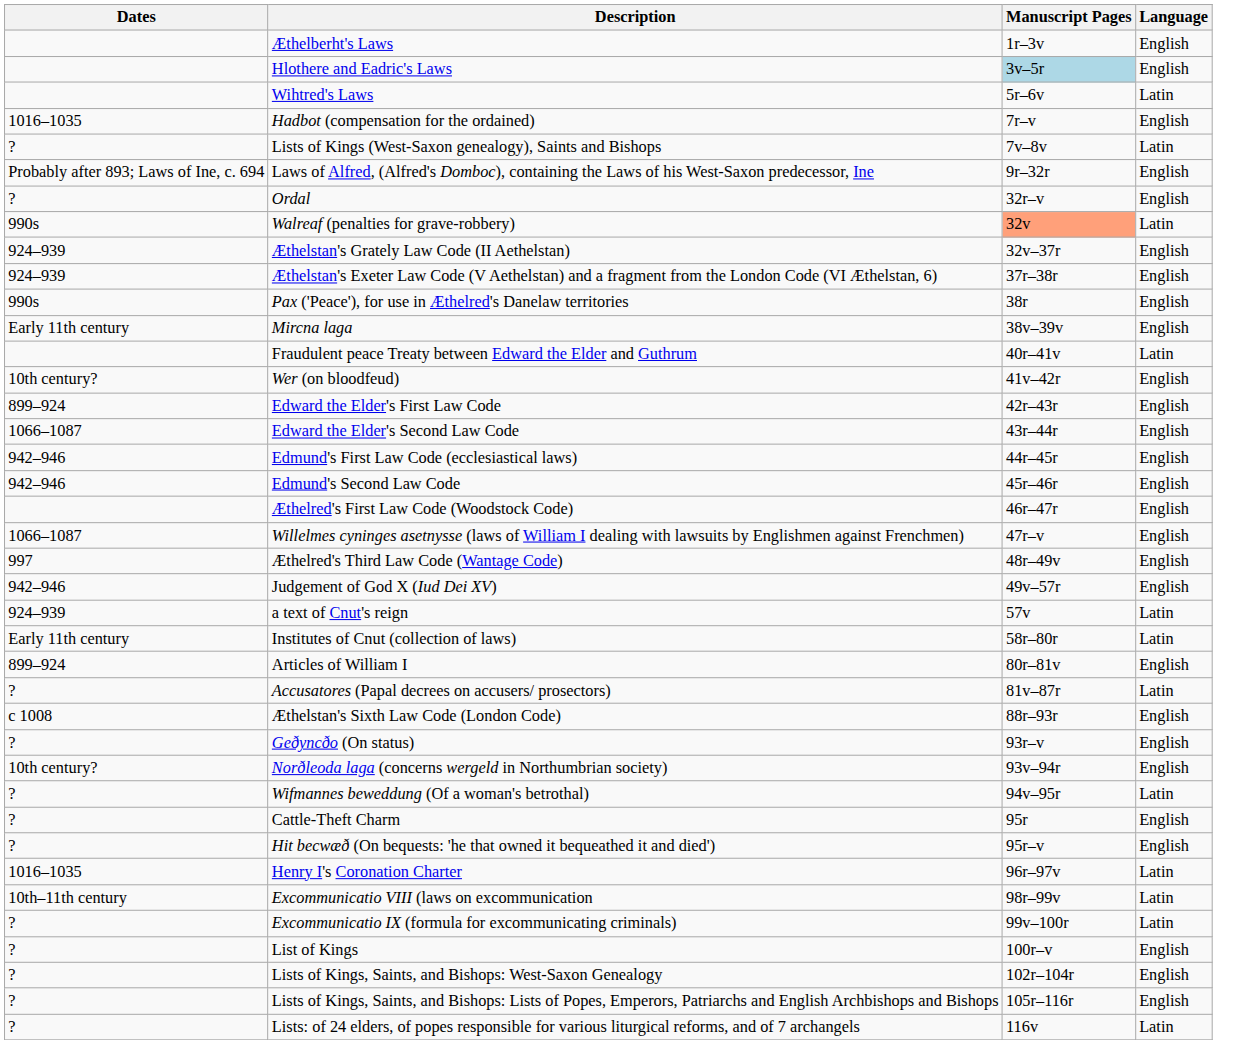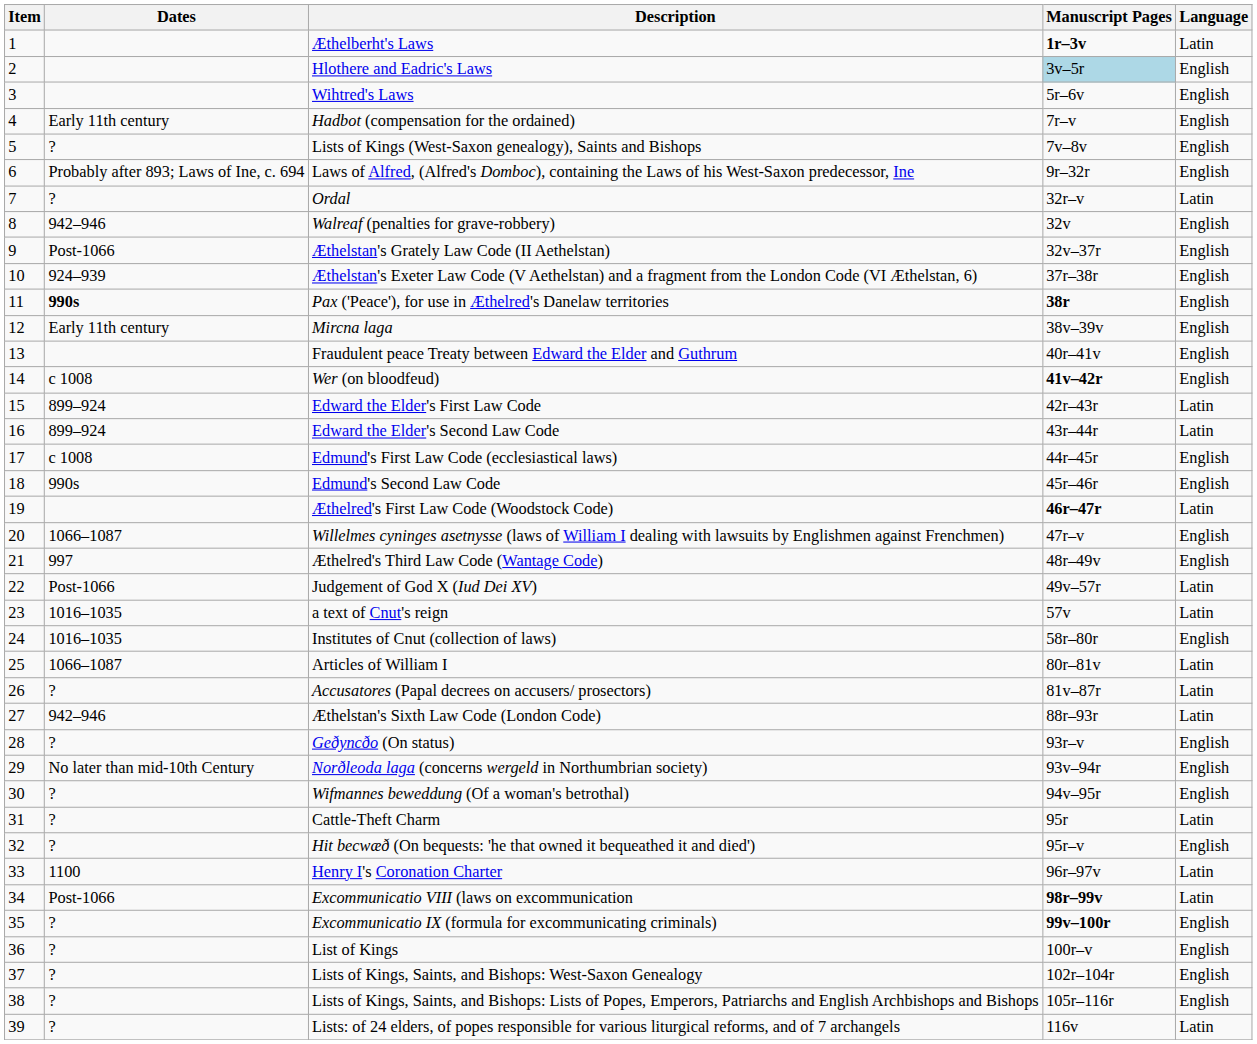+ column: (25, 17)
(1025, 43) normal -> (1066, 43) bold
(1164, 43) English -> (1197, 43) Latin
(1156, 95) Latin -> (1204, 95) English
(45, 120) 1016–1035 -> (109, 120) Early 11th century
(1156, 146) Latin -> (1204, 146) English
(1164, 198) English -> (1197, 198) Latin
(24, 224) 990s -> (77, 224) 942–946
(1018, 224) lightsalmon background -> (1058, 224) no background
(1156, 224) Latin -> (1204, 224) English
(37, 250) 924–939 -> (82, 250) Post-1066
(24, 302) normal -> (64, 302) bold
(1017, 302) normal -> (1058, 302) bold
(1156, 353) Latin -> (1204, 353) English
(53, 379) 10th century? -> (70, 379) c 1008
(1033, 379) normal -> (1074, 379) bold
(1164, 405) English -> (1197, 405) Latin
(45, 431) 1066–1087 -> (77, 431) 899–924
(1164, 431) English -> (1197, 431) Latin
(37, 457) 942–946 -> (70, 457) c 1008
(37, 483) 942–946 -> (64, 483) 990s
(1032, 509) normal -> (1074, 509) bold
(1164, 509) English -> (1197, 509) Latin
(37, 586) 942–946 -> (82, 586) Post-1066
(1164, 586) English -> (1197, 586) Latin
(37, 612) 924–939 -> (85, 612) 1016–1035
(69, 638) Early 11th century -> (85, 638) 1016–1035
(1156, 638) Latin -> (1204, 638) English
(37, 664) 899–924 -> (85, 664) 1066–1087
(1164, 664) English -> (1197, 664) Latin
(30, 716) c 1008 -> (77, 716) 942–946
(1164, 716) English -> (1197, 716) Latin
(53, 768) 10th century? -> (151, 768) No later than mid-10th Century
(1156, 793) Latin -> (1204, 793) English
(1164, 819) English -> (1197, 819) Latin
(45, 871) 1016–1035 -> (64, 871) 1100
(68, 897) 10th–11th century -> (82, 897) Post-1066
(1033, 897) normal -> (1074, 897) bold
(1037, 923) normal -> (1078, 923) bold
(1156, 923) Latin -> (1204, 923) English
